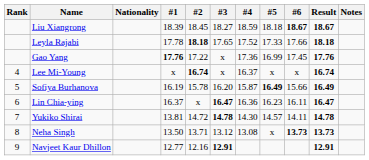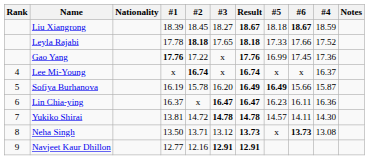columns swapped: (247, 12) <-> (324, 12)
